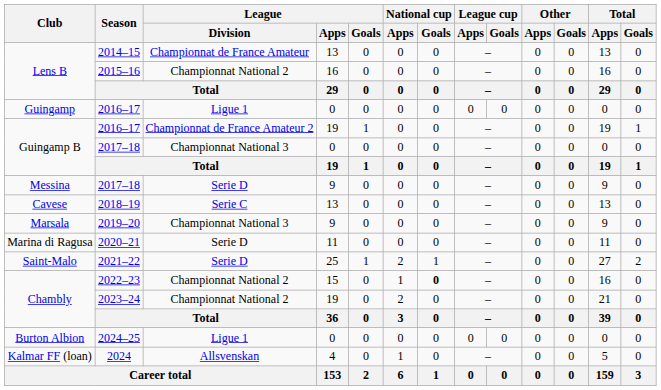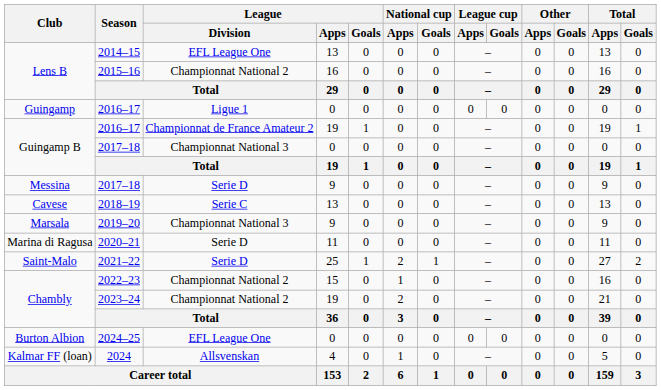(229, 52) Championnat de France Amateur -> (229, 52) EFL League One
(436, 280) bold -> (436, 280) normal
(229, 337) Ligue 1 -> (229, 337) EFL League One
